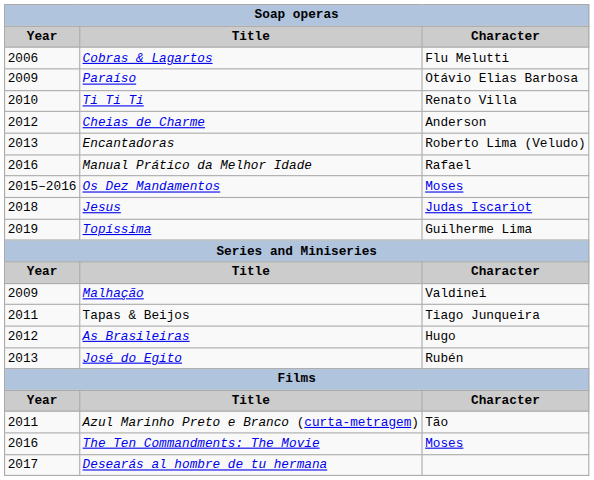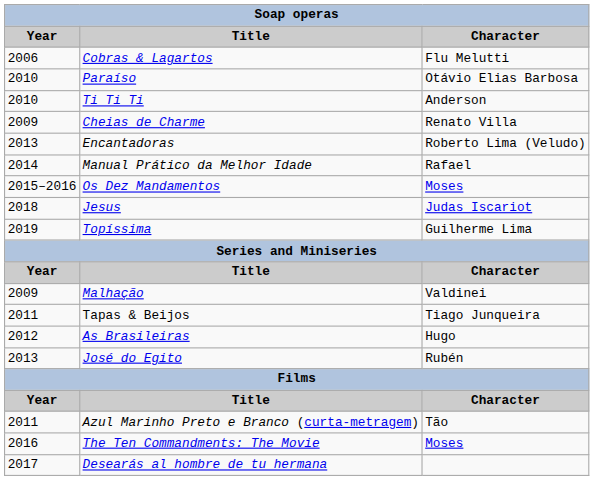(23, 79) 2009 -> (23, 79) 2010
(471, 101) Renato Villa -> (456, 101) Anderson
(23, 122) 2012 -> (23, 122) 2009
(456, 122) Anderson -> (471, 122) Renato Villa
(23, 165) 2016 -> (23, 165) 2014
